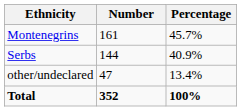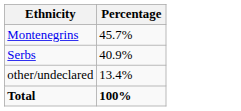- column: (131, 14)
